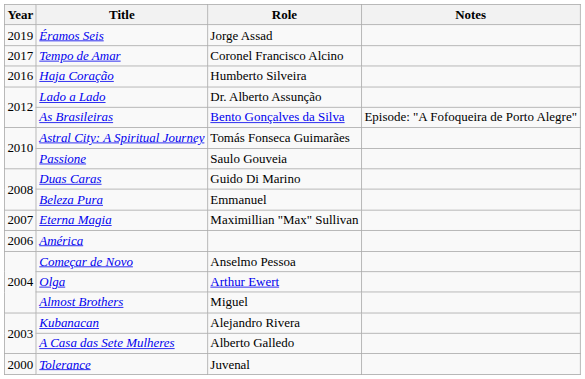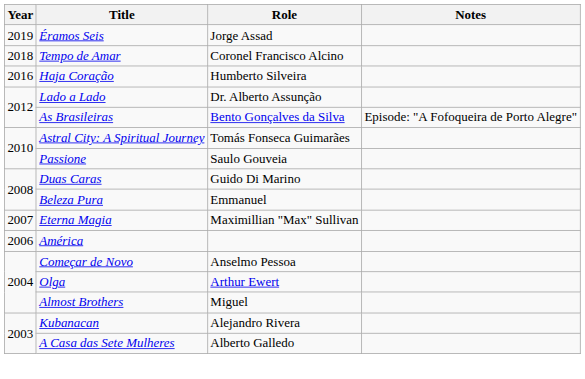(20, 55) 2017 -> (20, 55) 2018
- row: (65, 364)
